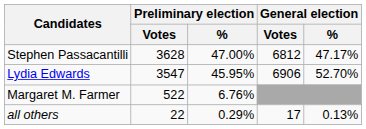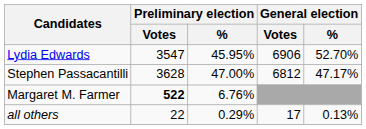rows swapped: (49, 74) <-> (68, 54)
(174, 94) normal -> (174, 94) bold
